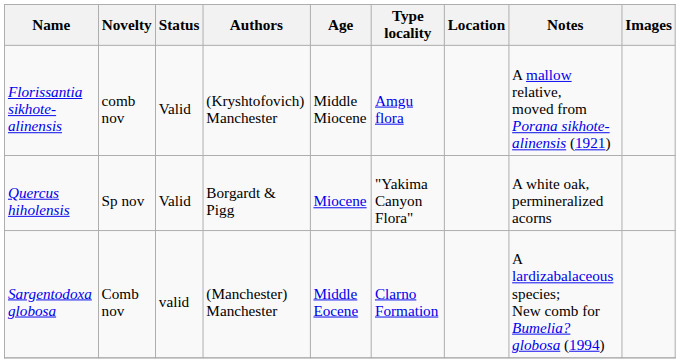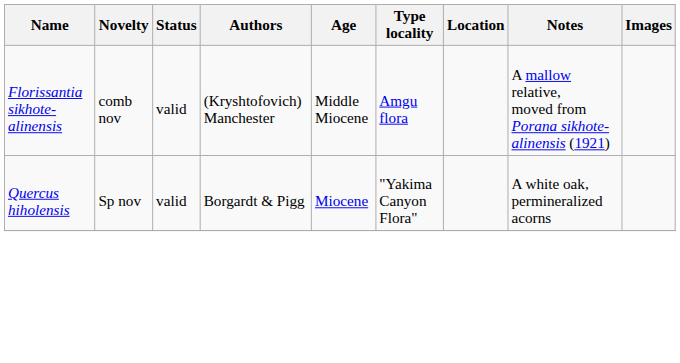(175, 109) Valid -> (171, 109) valid
(175, 201) Valid -> (171, 201) valid
- row: (50, 302)
